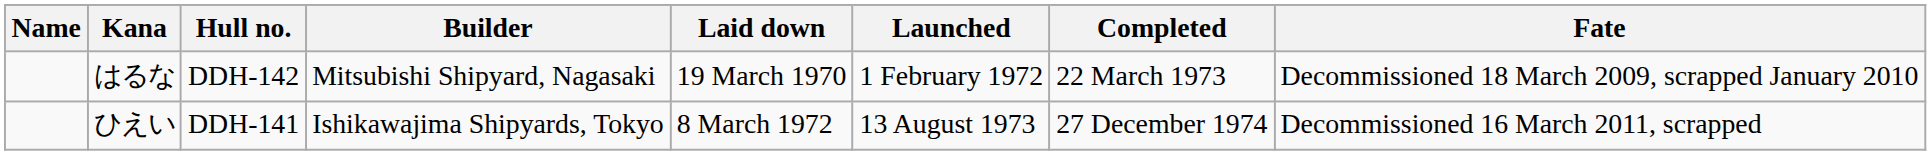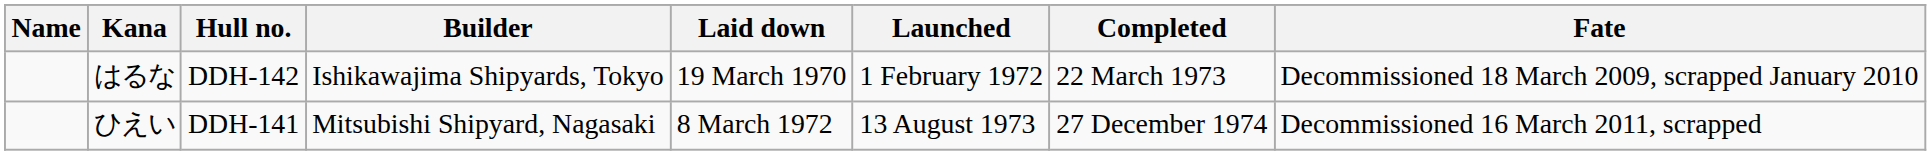(484, 75) Mitsubishi Shipyard, Nagasaki -> (488, 75) Ishikawajima Shipyards, Tokyo
(488, 125) Ishikawajima Shipyards, Tokyo -> (484, 125) Mitsubishi Shipyard, Nagasaki
